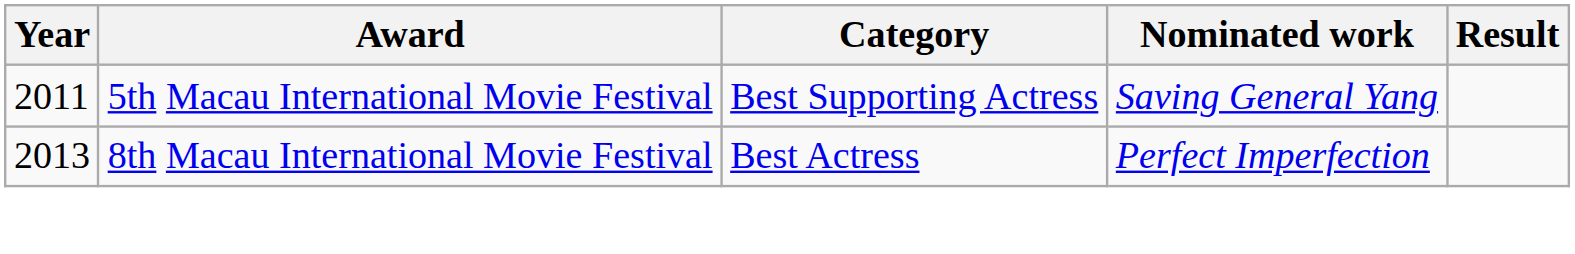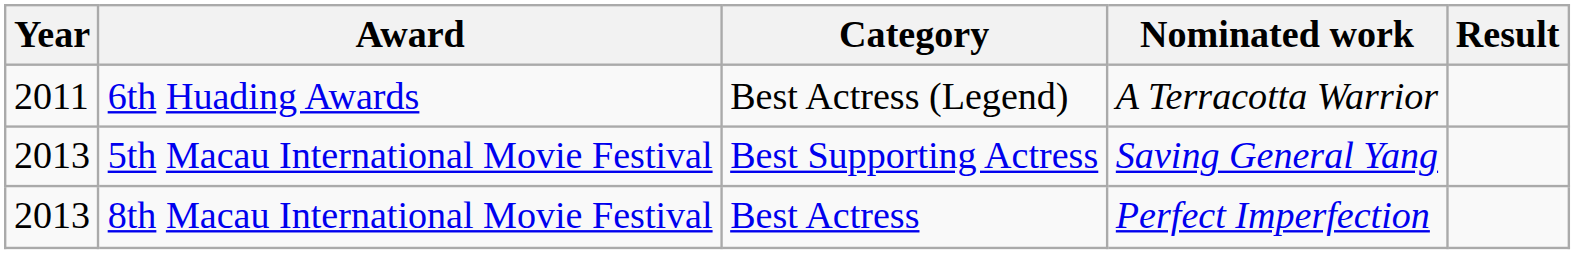+ row: (264, 95)
(51, 95) 2011 -> (52, 155) 2013
